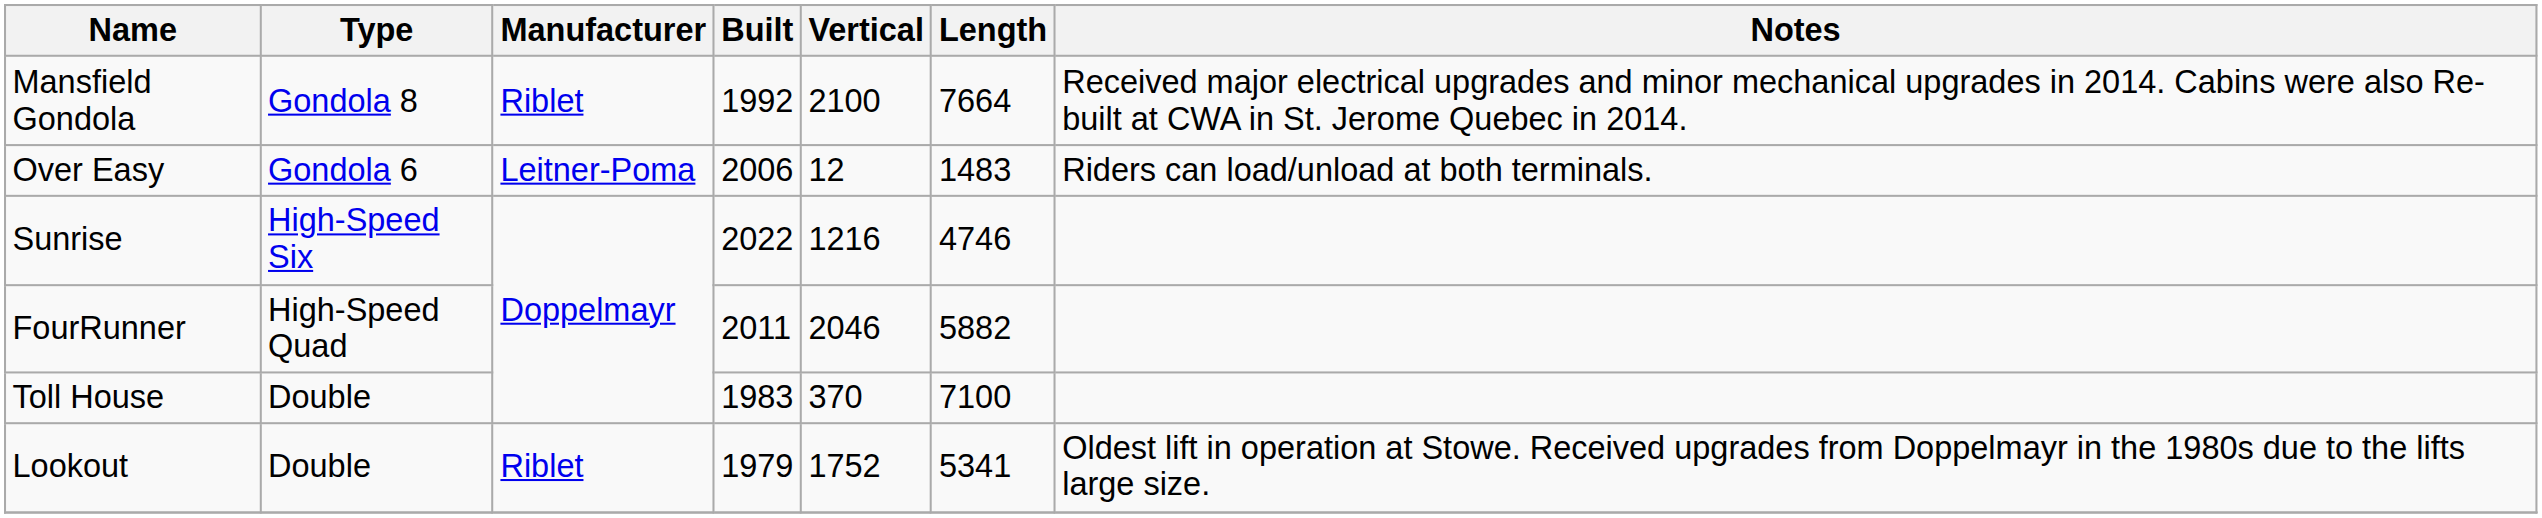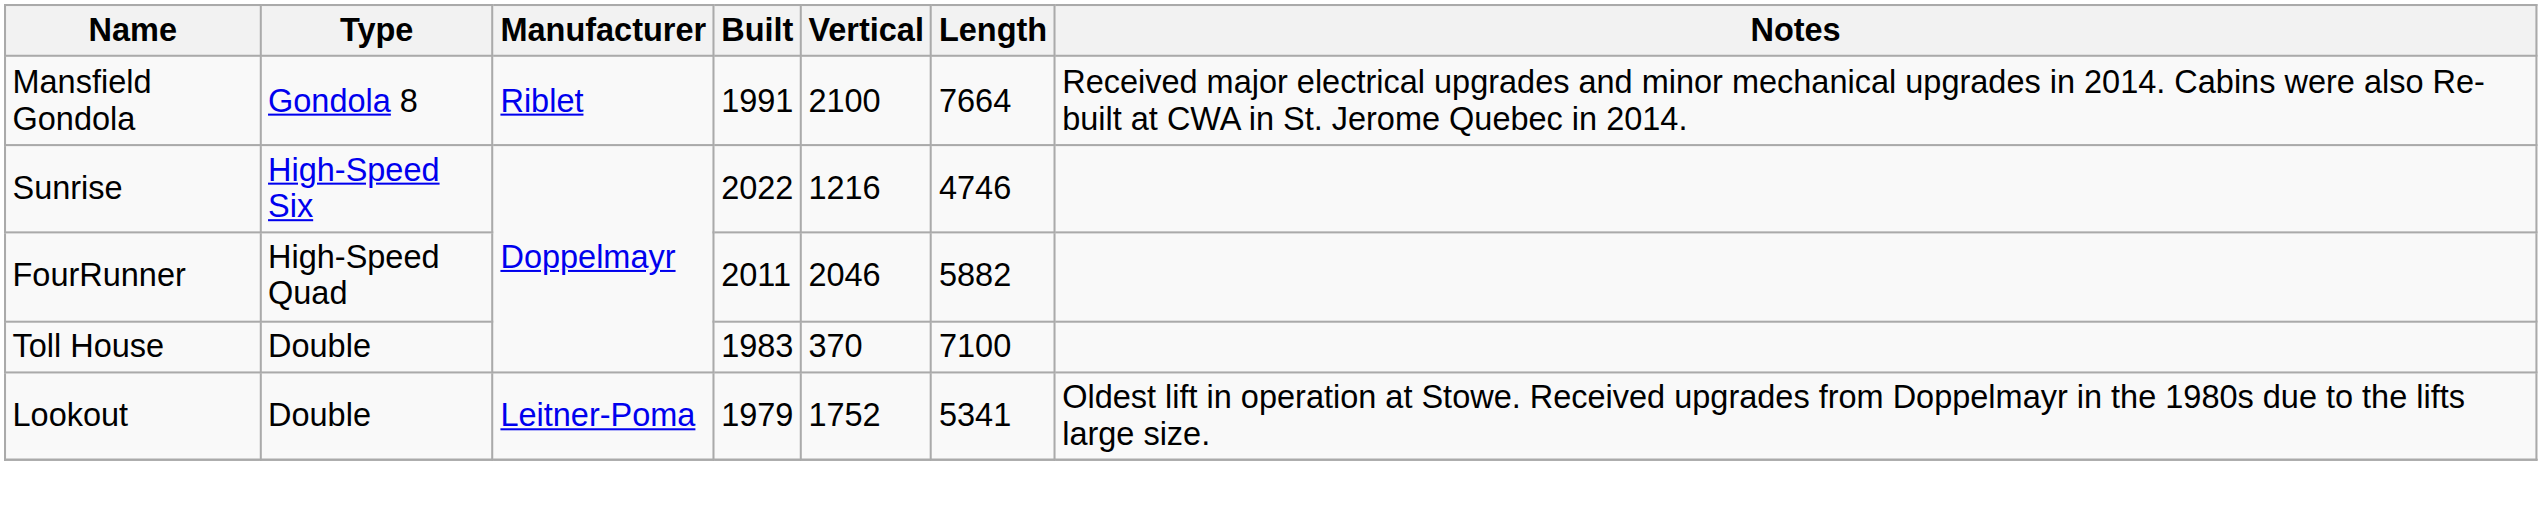(757, 100) 1992 -> (757, 100) 1991
- row: (88, 169)
(542, 467) Riblet -> (598, 415) Leitner-Poma
